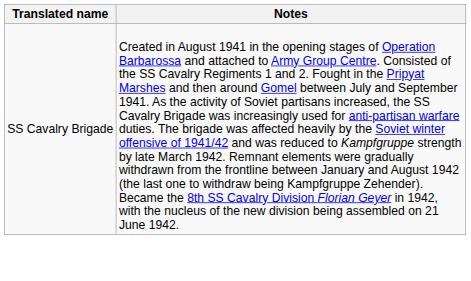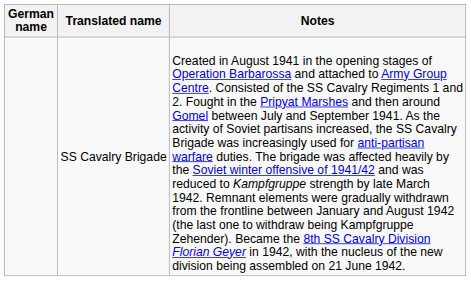+ column: (31, 20)
